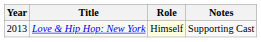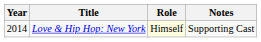(17, 28) 2013 -> (17, 28) 2014
